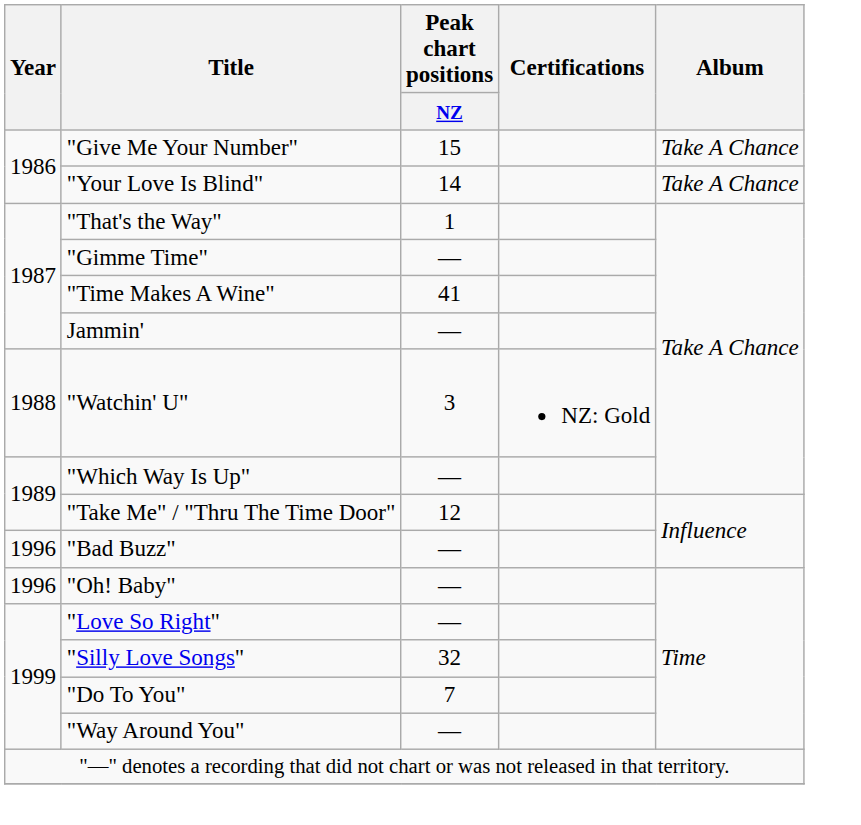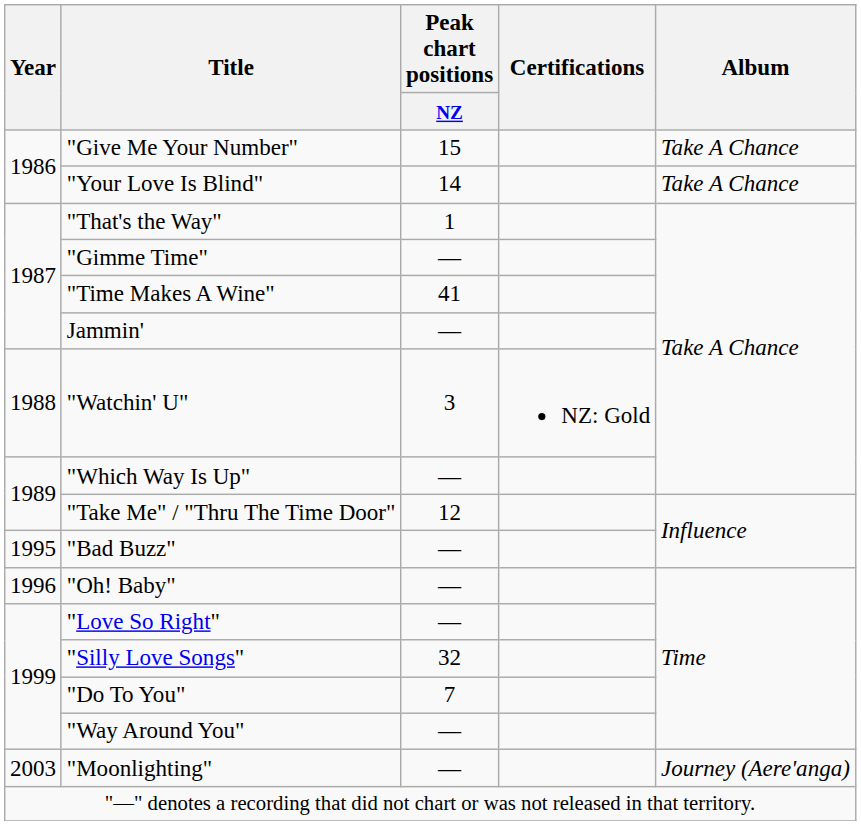(33, 548) 1996 -> (33, 548) 1995
+ row: (140, 767)
